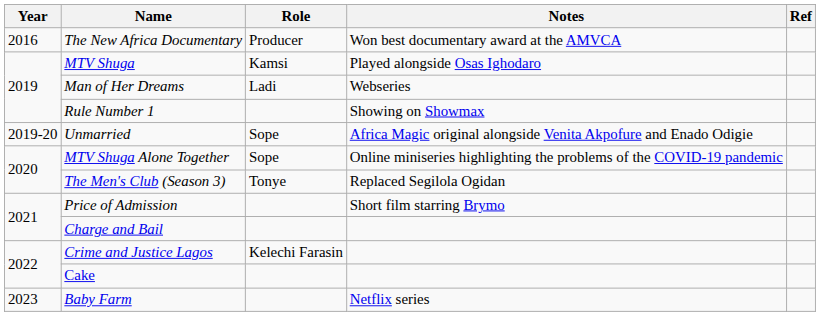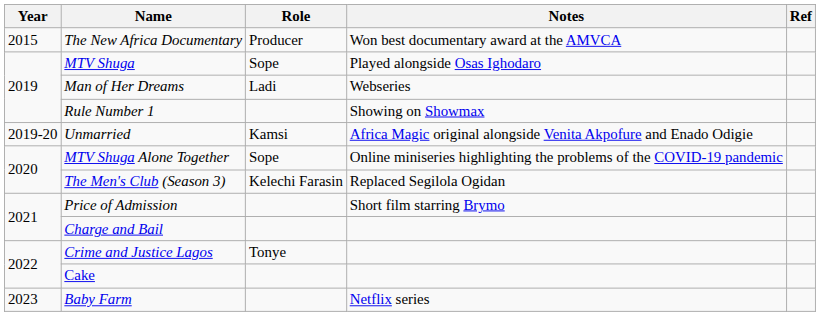(23, 39) 2016 -> (23, 39) 2015
(268, 63) Kamsi -> (264, 63) Sope
(264, 134) Sope -> (268, 134) Kamsi
(268, 181) Tonye -> (296, 181) Kelechi Farasin
(296, 252) Kelechi Farasin -> (268, 252) Tonye
